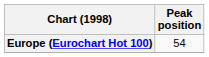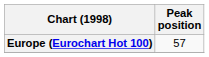(179, 43) 54 -> (179, 43) 57
